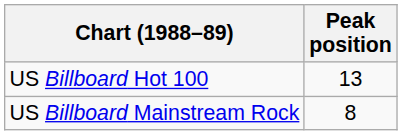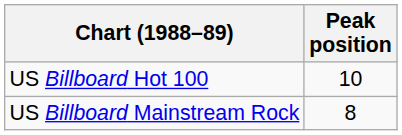(350, 79) 13 -> (350, 79) 10
